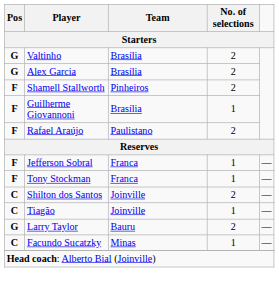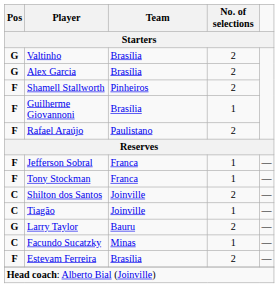+ row: (62, 258)
